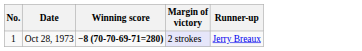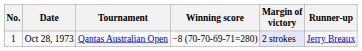+ column: (123, 18)
(121, 39) bold -> (215, 39) normal
